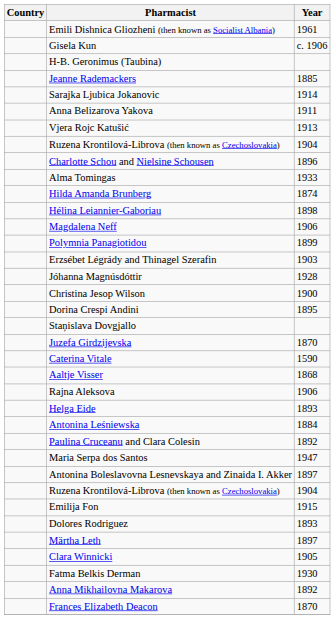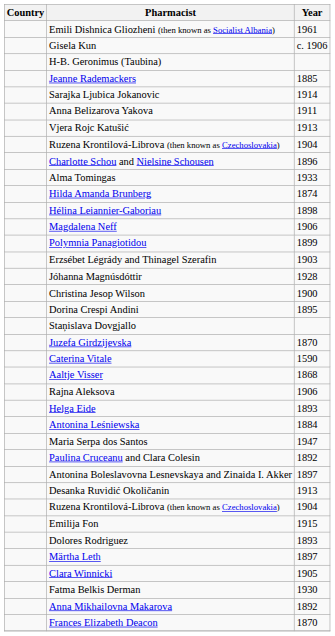rows swapped: (98, 458) <-> (124, 441)
+ row: (109, 491)
